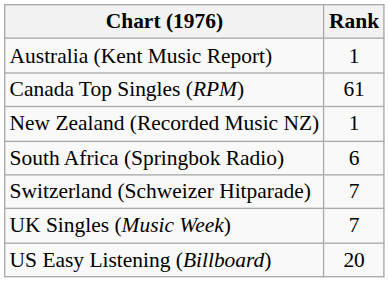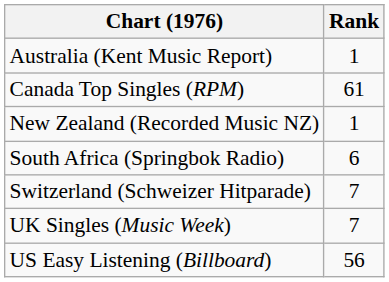(354, 259) 20 -> (354, 259) 56
